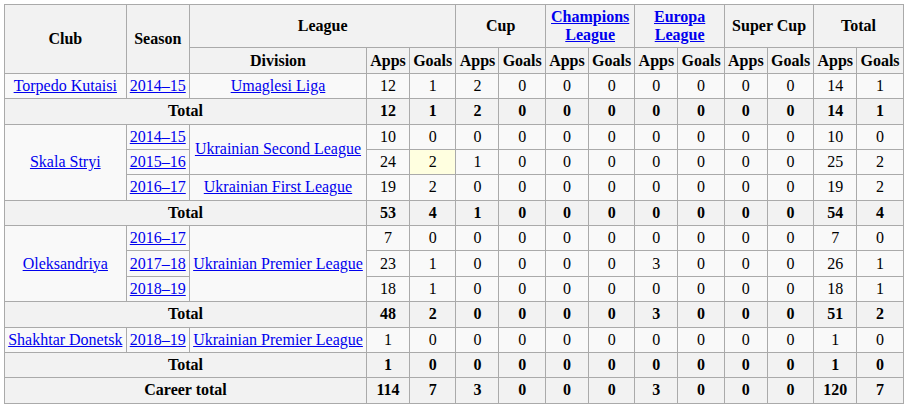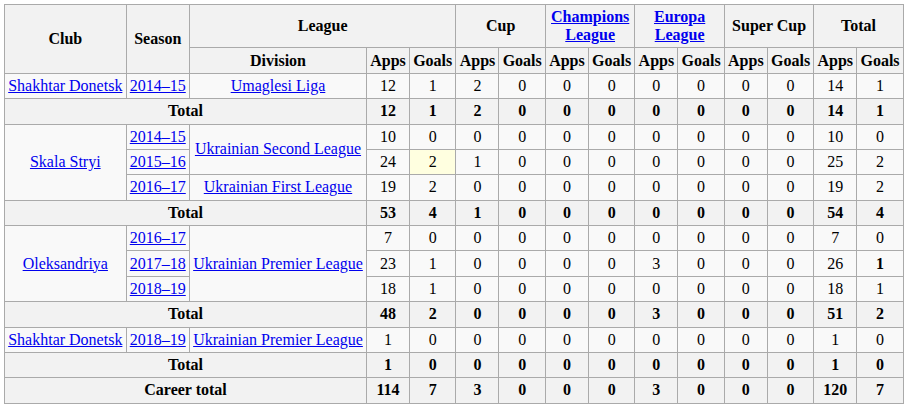(65, 85) Torpedo Kutaisi -> (65, 85) Shakhtar Donetsk
(880, 263) normal -> (880, 263) bold
